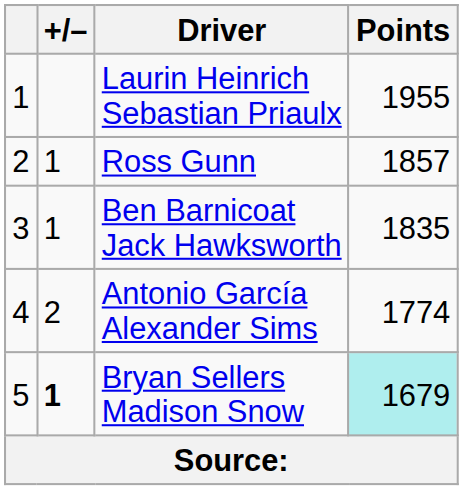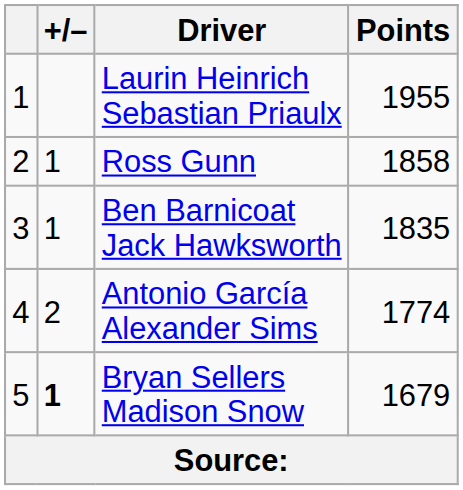(416, 162) 1857 -> (416, 162) 1858
(416, 395) paleturquoise background -> (416, 395) no background
